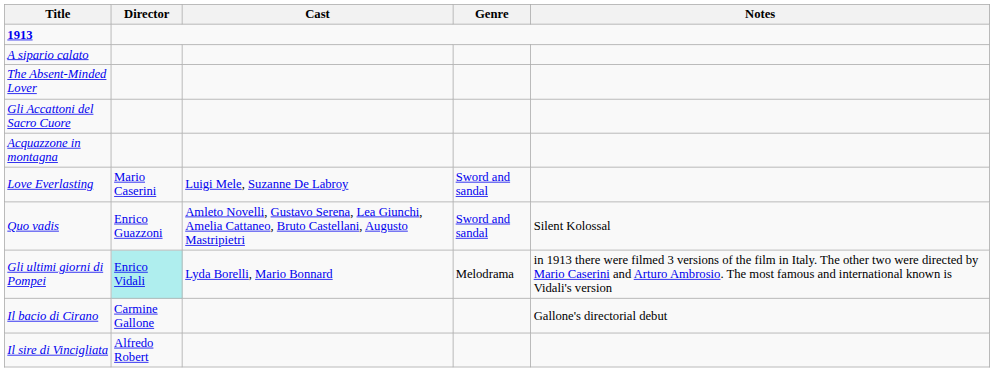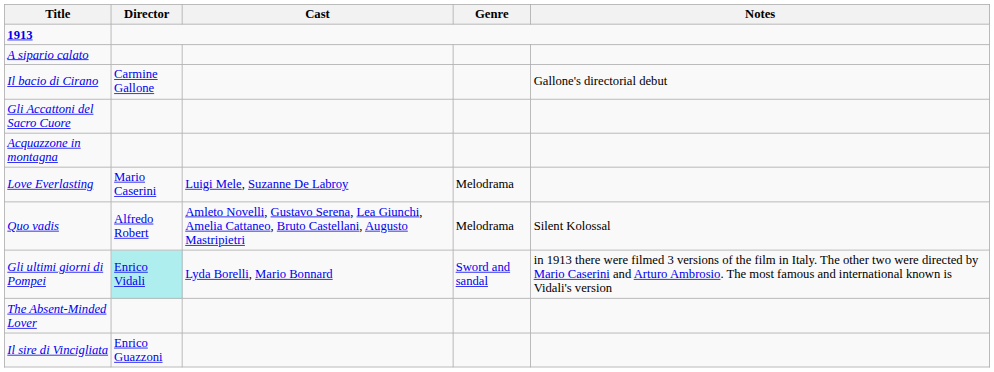rows swapped: (57, 81) <-> (53, 315)
(483, 184) Sword and sandal -> (485, 184) Melodrama
(138, 225) Enrico Guazzoni -> (134, 225) Alfredo Robert
(483, 225) Sword and sandal -> (485, 225) Melodrama
(485, 274) Melodrama -> (483, 274) Sword and sandal
(134, 350) Alfredo Robert -> (138, 350) Enrico Guazzoni
